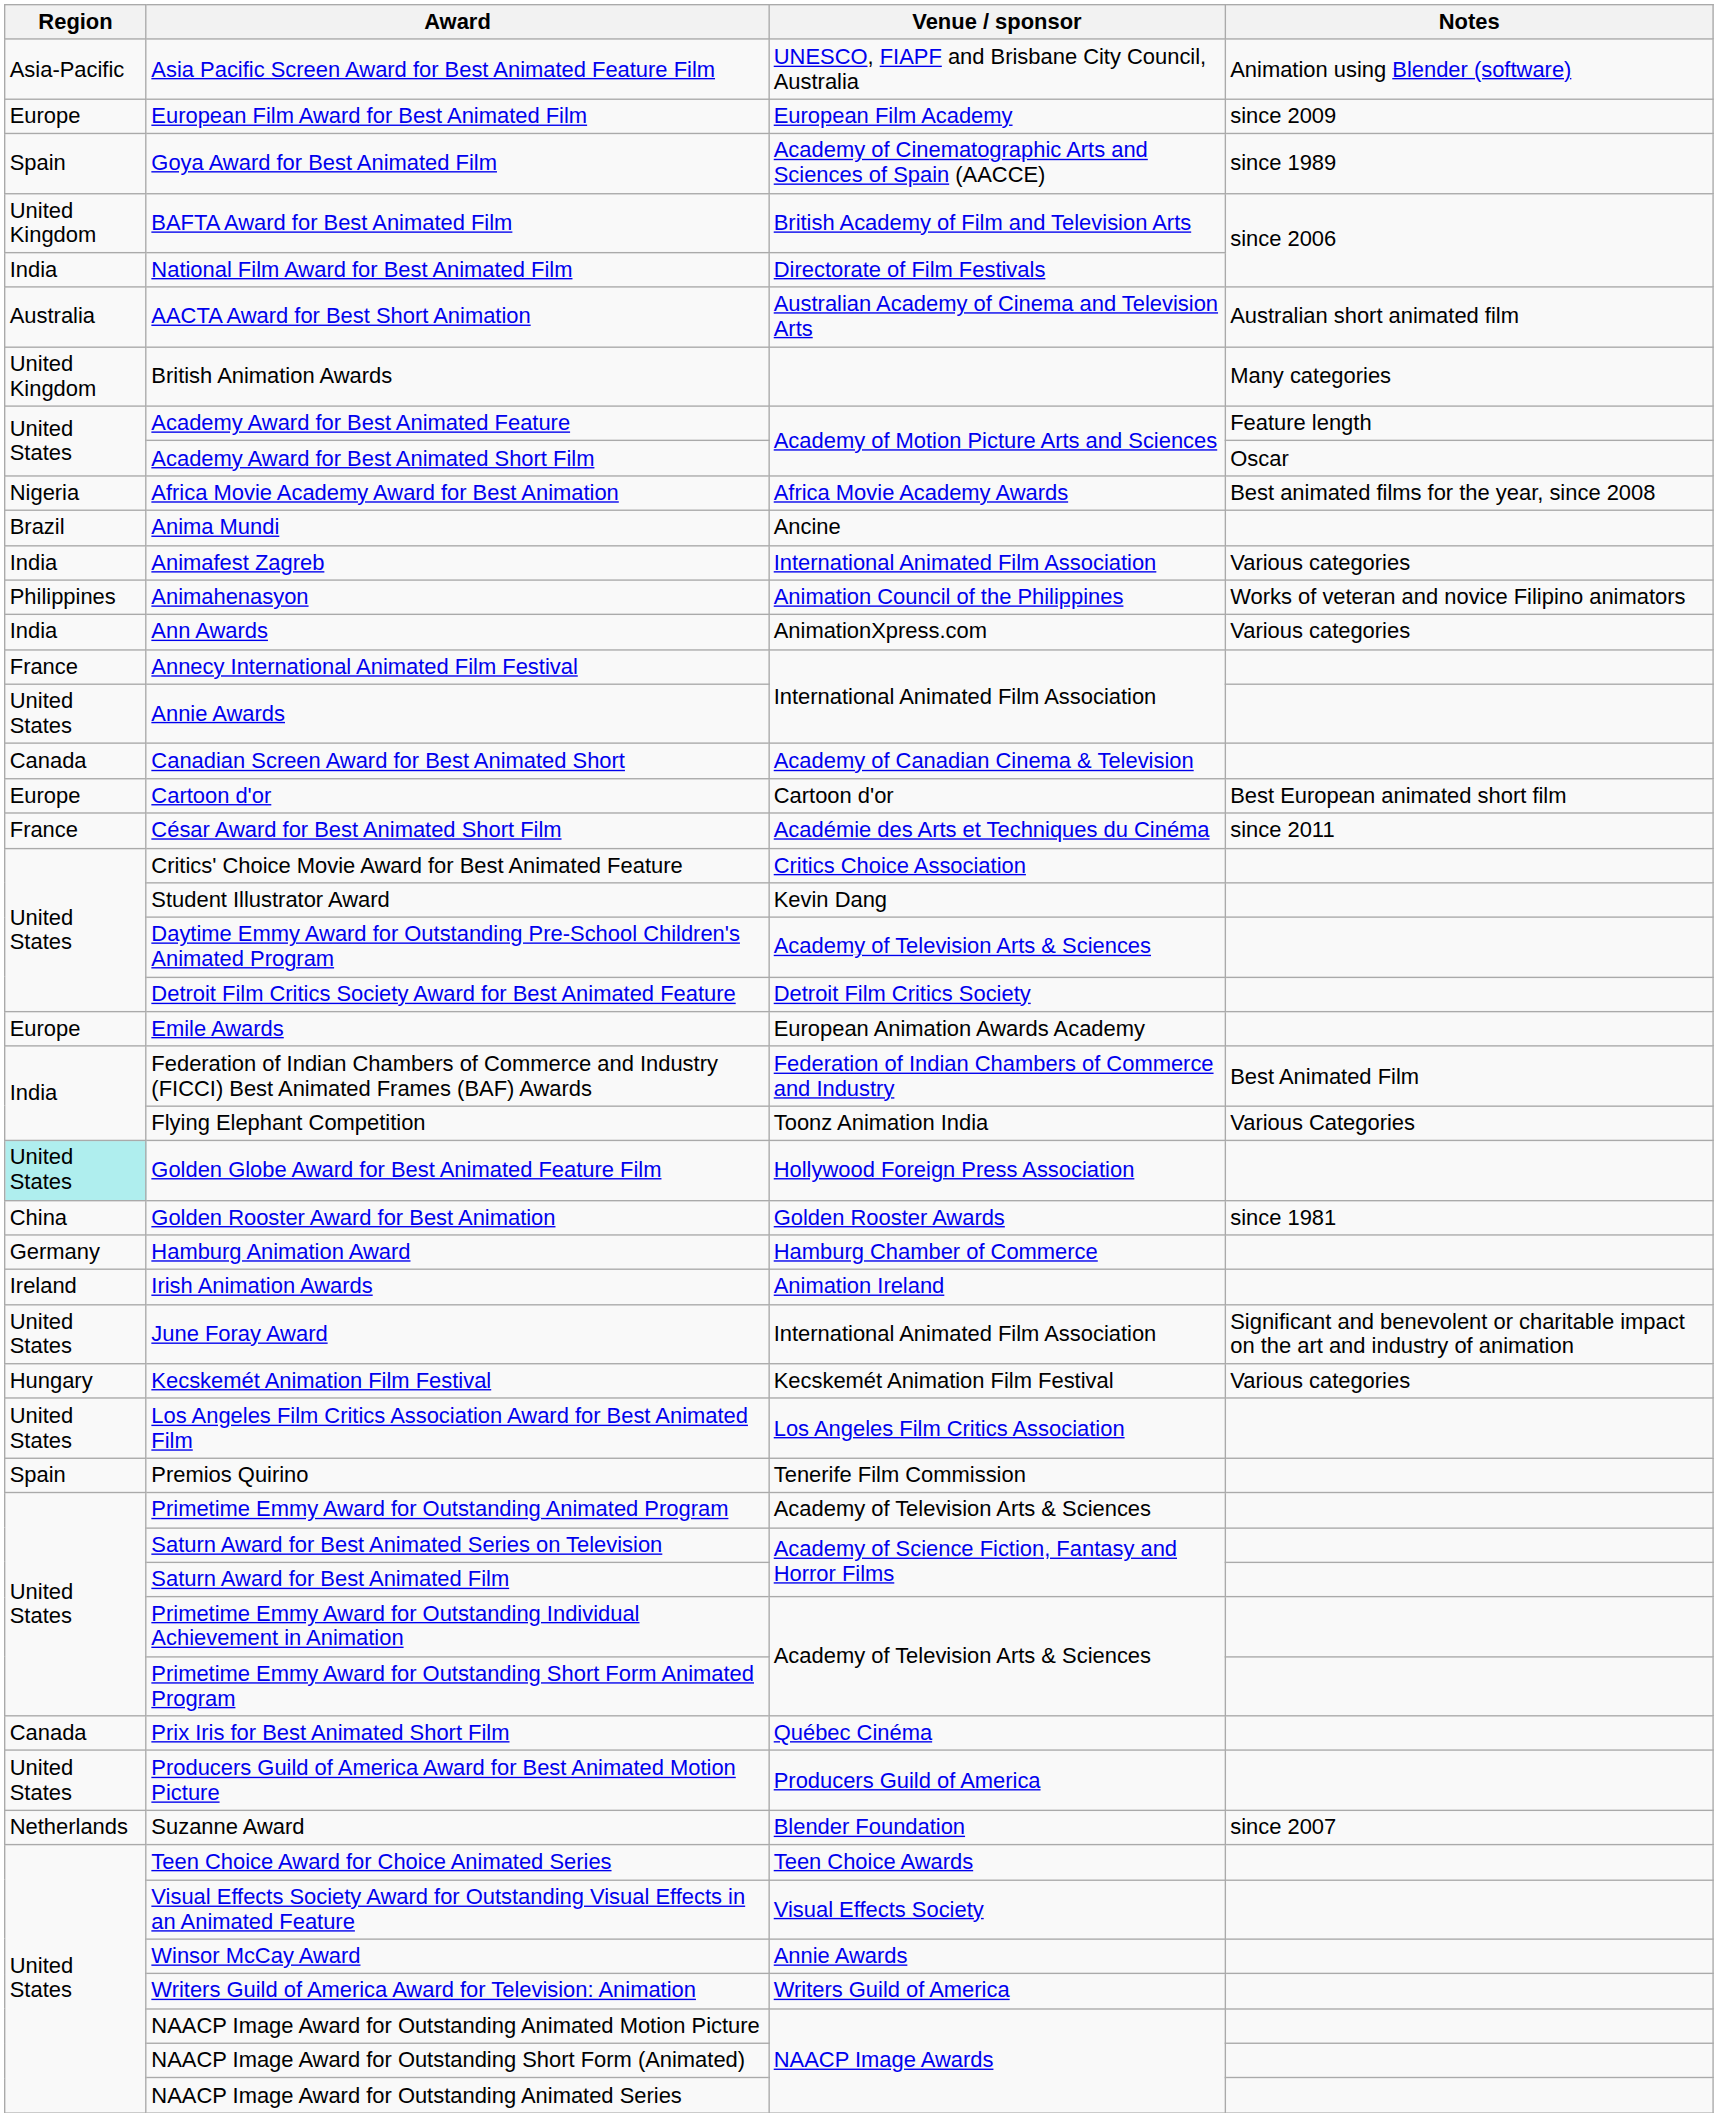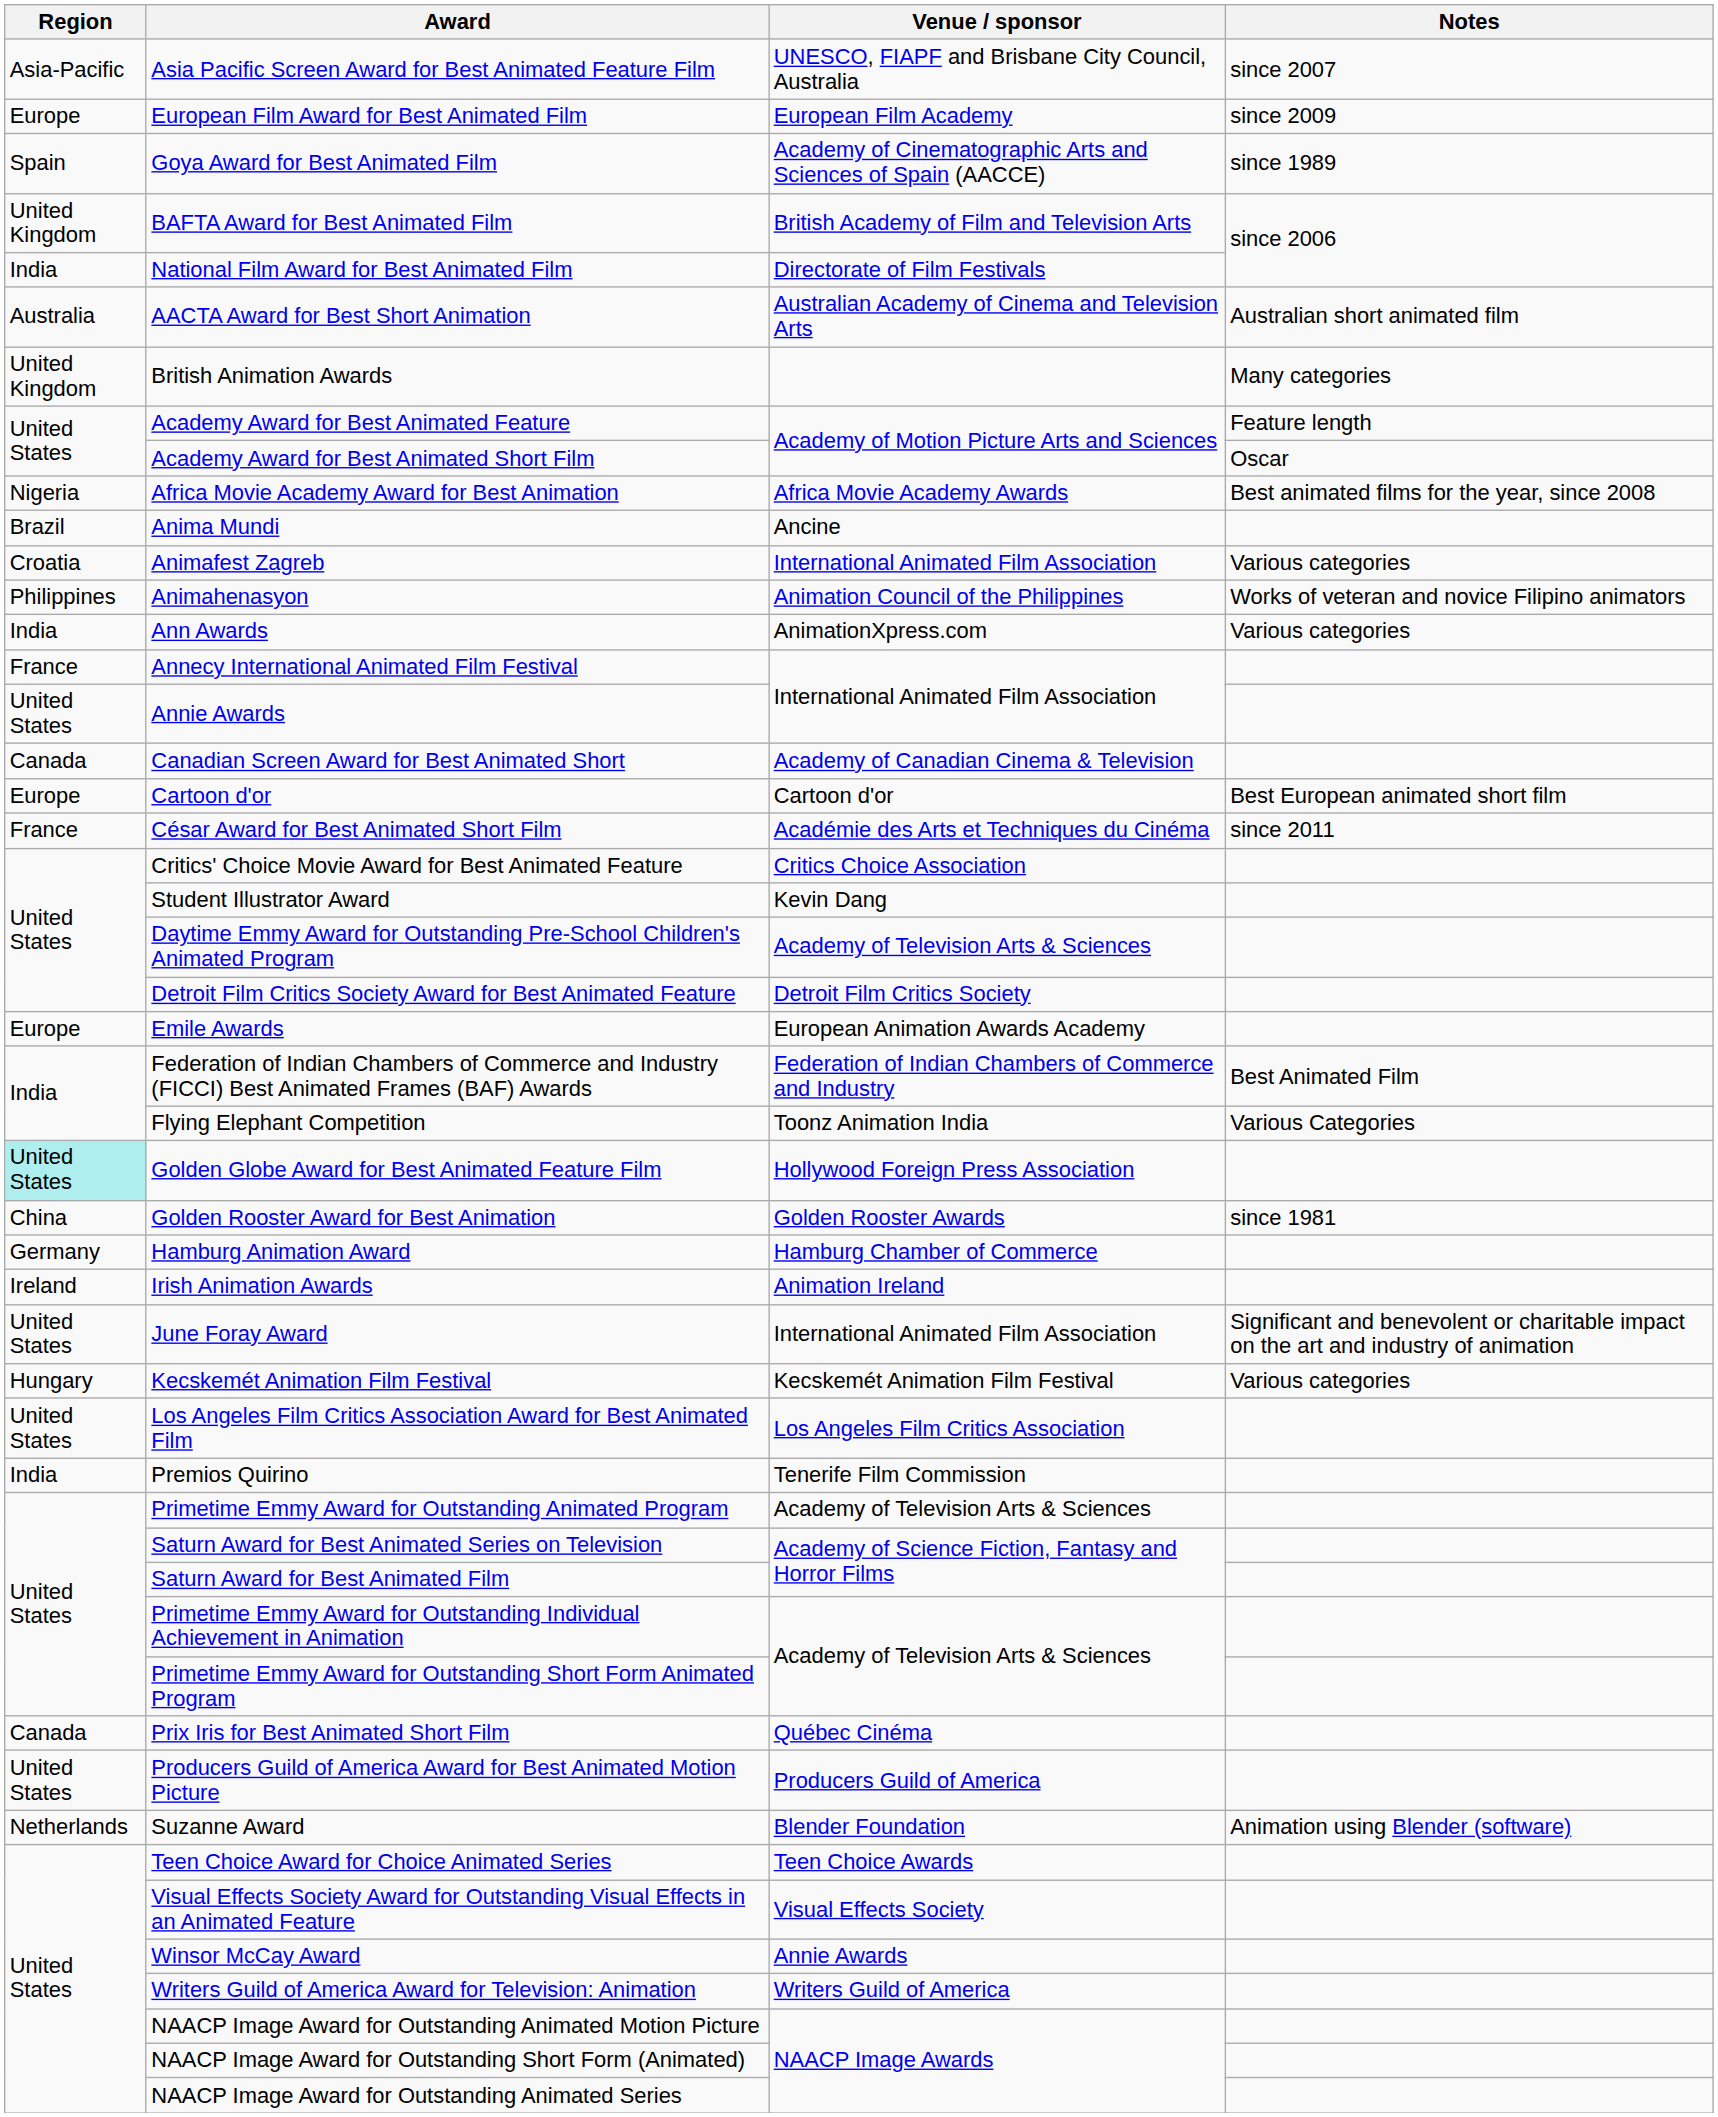(1401, 68) Animation using Blender (software) -> (1283, 68) since 2007
(34, 562) India -> (45, 562) Croatia
(38, 1475) Spain -> (34, 1475) India
(1283, 1827) since 2007 -> (1401, 1827) Animation using Blender (software)
